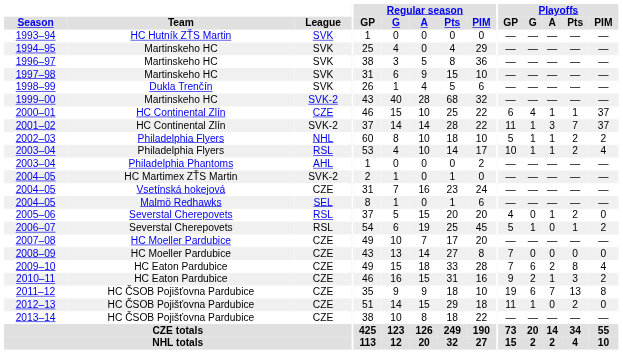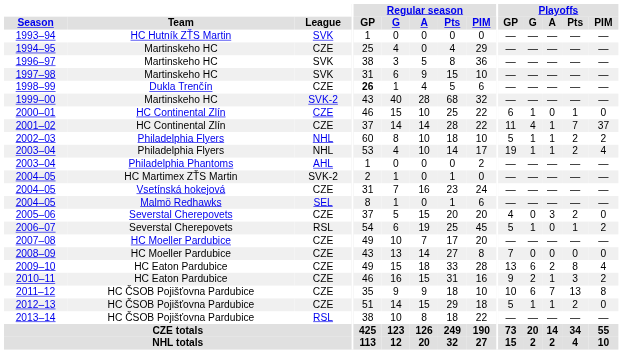(323, 48) SVK -> (323, 48) CZE
(323, 87) SVK -> (323, 87) CZE
(368, 87) normal -> (368, 87) bold
(533, 112) 4 -> (533, 112) 1
(552, 112) 1 -> (552, 112) 0
(603, 112) 37 -> (603, 112) 0
(323, 125) SVK-2 -> (323, 125) CZE
(533, 125) 1 -> (533, 125) 4
(552, 125) 3 -> (552, 125) 1
(323, 151) RSL -> (323, 151) NHL
(511, 151) 10 -> (511, 151) 19
(323, 215) RSL -> (323, 215) CZE
(552, 215) 1 -> (552, 215) 3
(511, 266) 7 -> (511, 266) 13
(511, 292) 19 -> (511, 292) 10
(511, 304) 11 -> (511, 304) 5
(552, 304) 0 -> (552, 304) 1
(323, 317) CZE -> (323, 317) RSL
